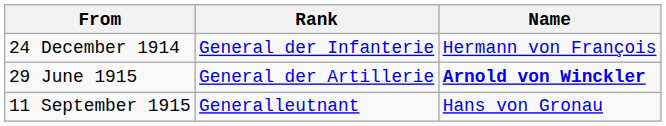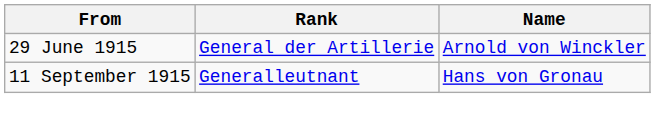- row: (94, 48)
(544, 77) bold -> (544, 48) normal
